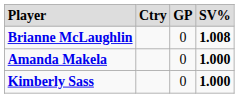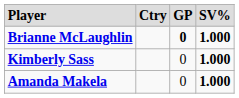(183, 37) normal -> (183, 37) bold
(215, 37) 1.008 -> (215, 37) 1.000
rows swapped: (57, 59) <-> (51, 81)
